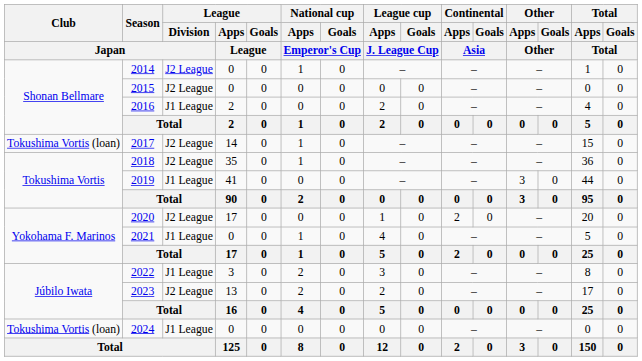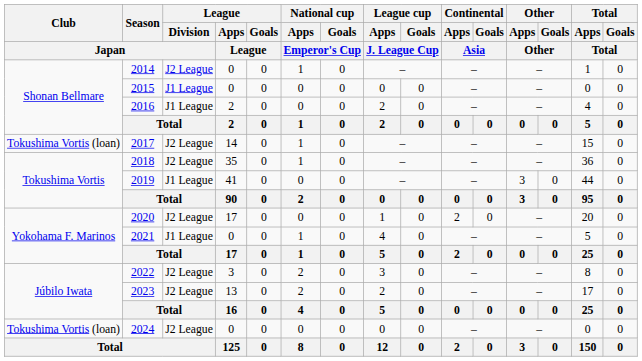(189, 87) J2 League -> (189, 87) J1 League
(189, 273) J1 League -> (189, 273) J2 League
(189, 328) J1 League -> (189, 328) J2 League
